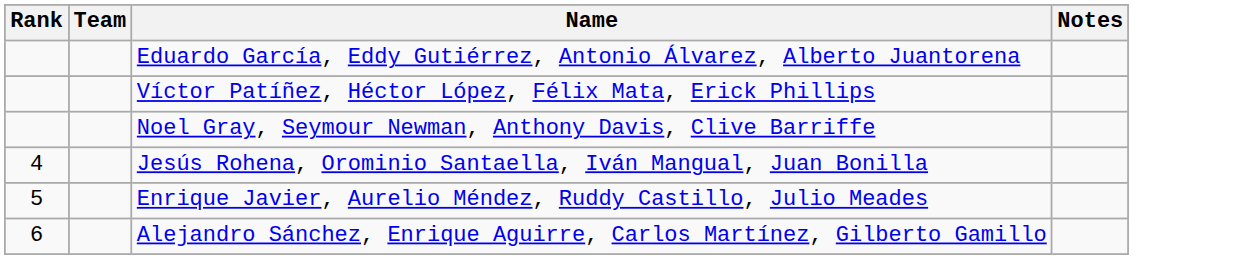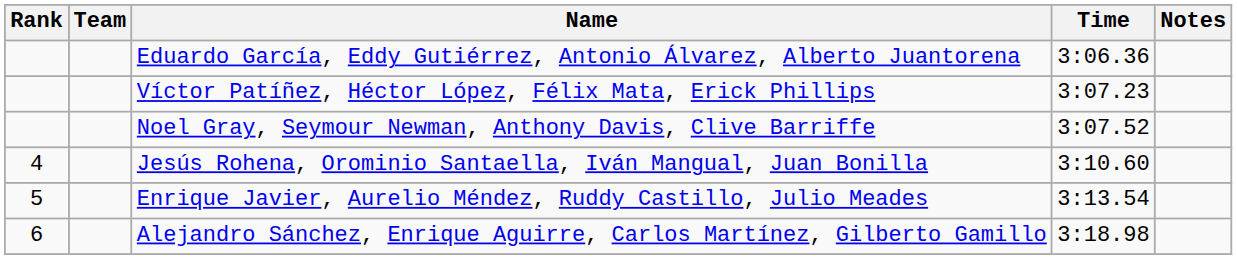+ column: (1103, 23)
